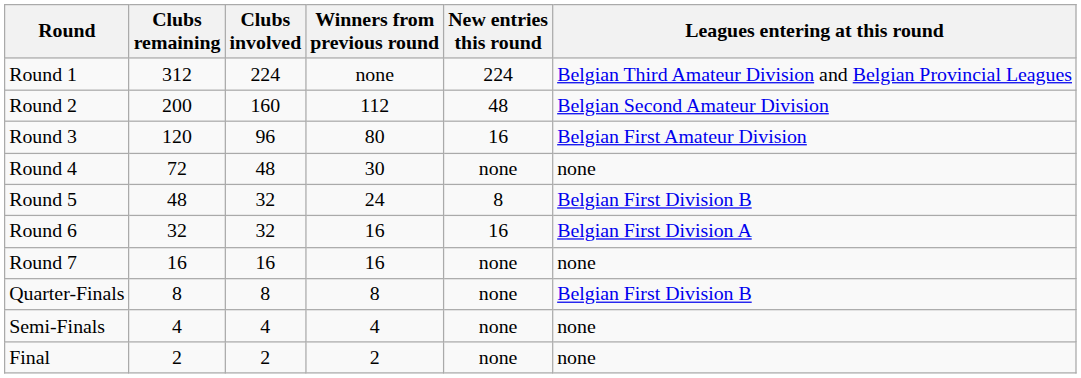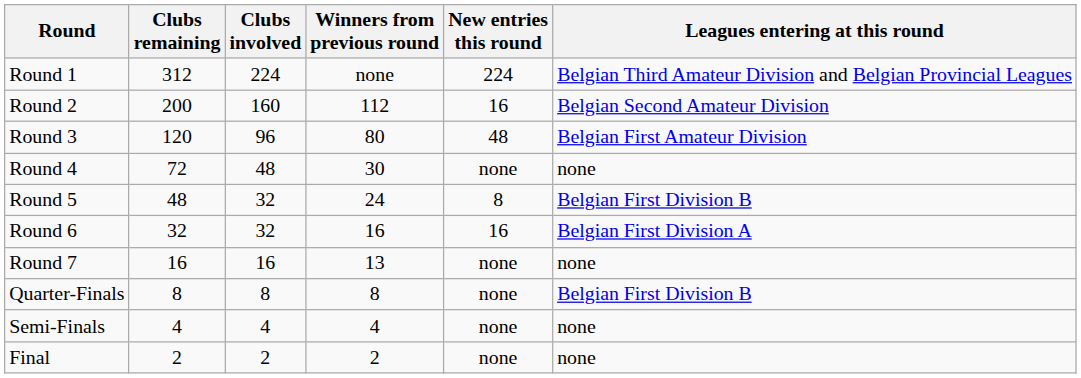(498, 105) 48 -> (498, 105) 16
(498, 136) 16 -> (498, 136) 48
(375, 262) 16 -> (375, 262) 13
